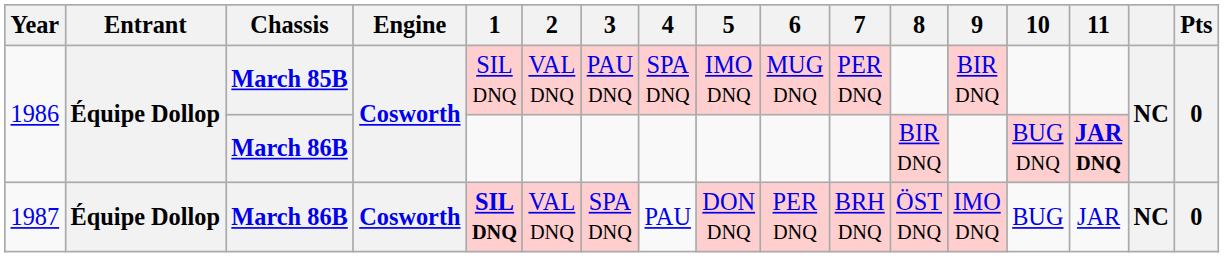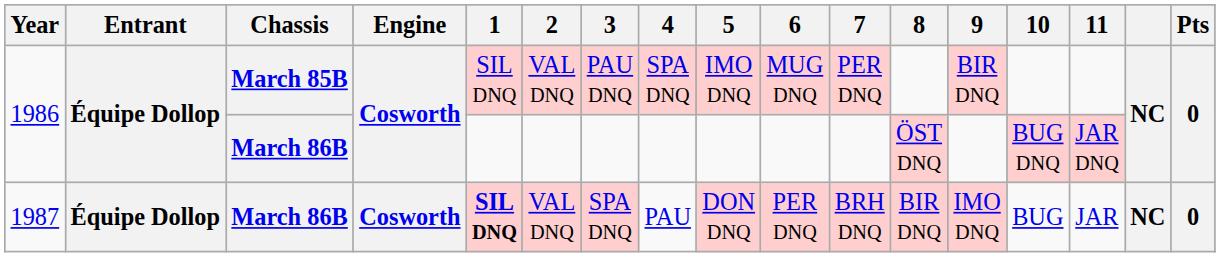(919, 148) BIR DNQ -> (919, 148) ÖST DNQ
(1099, 148) bold -> (1097, 148) normal
(919, 217) ÖST DNQ -> (919, 217) BIR DNQ
